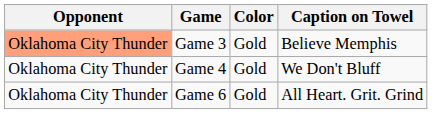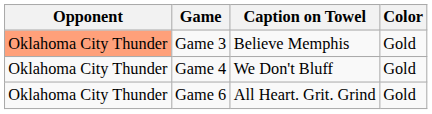columns swapped: (352, 17) <-> (254, 17)
